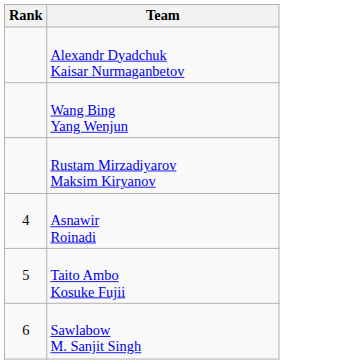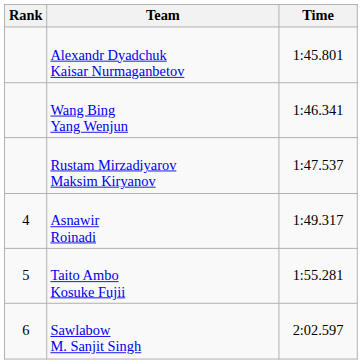+ column: (318, 15)
